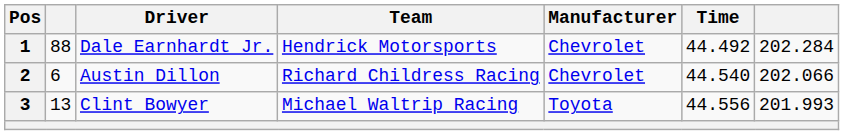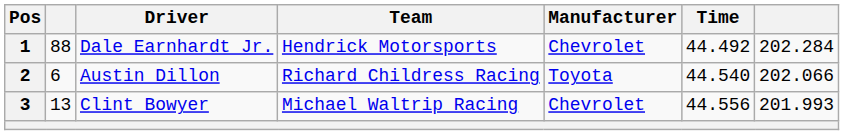(597, 77) Chevrolet -> (581, 77) Toyota
(581, 106) Toyota -> (597, 106) Chevrolet
